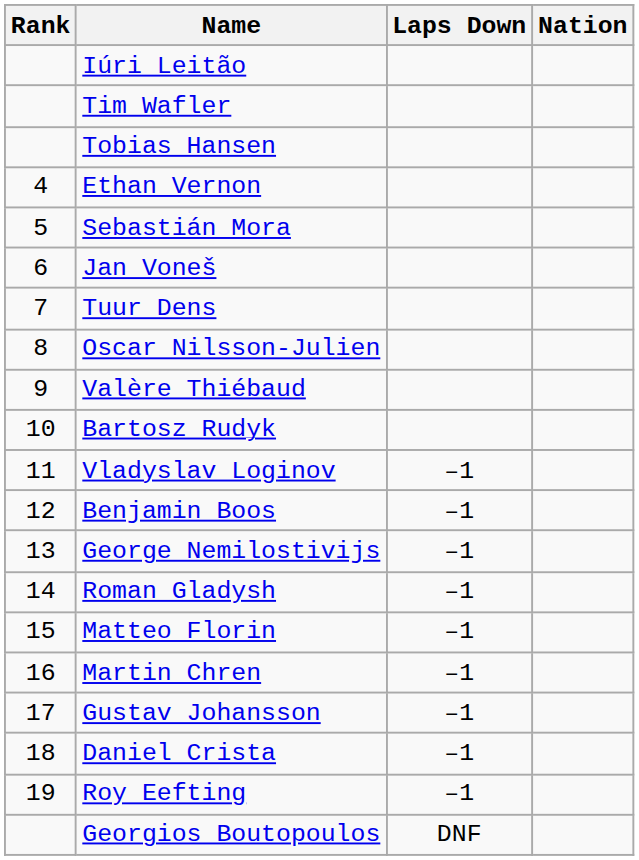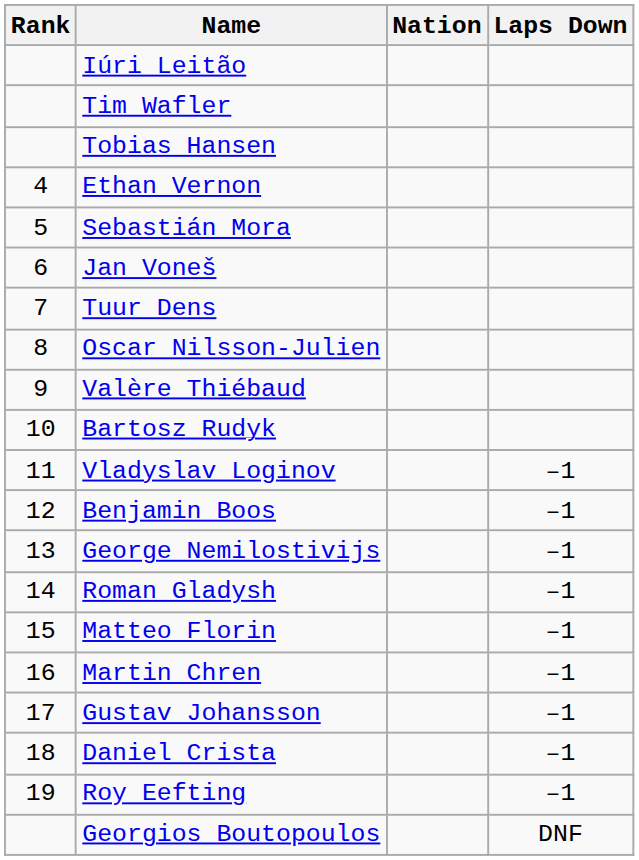columns swapped: (583, 25) <-> (459, 25)
